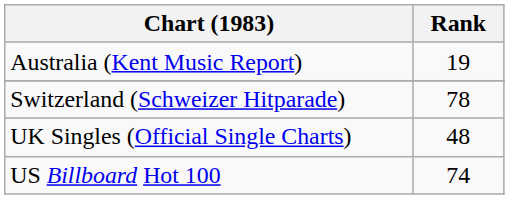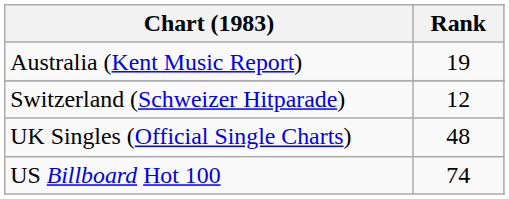(458, 99) 78 -> (458, 99) 12
